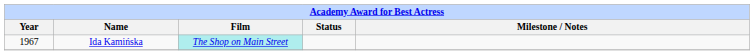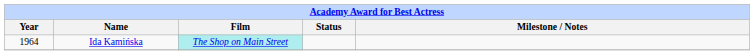(29, 42) 1967 -> (29, 42) 1964
